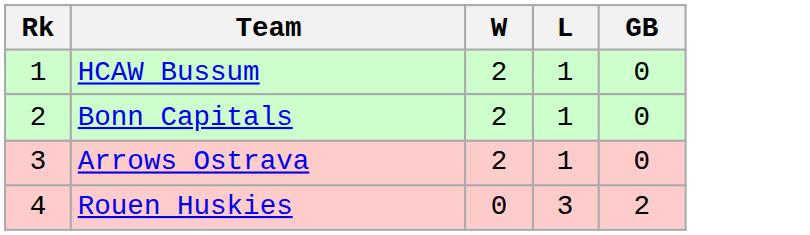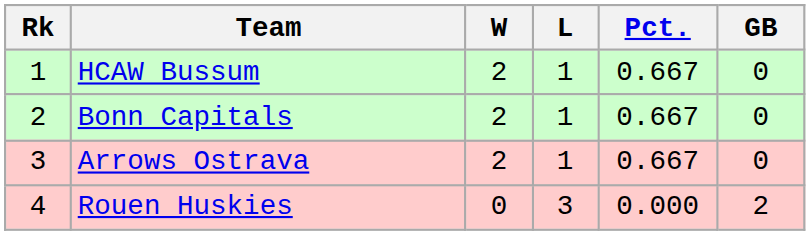+ column: (658, 28)
